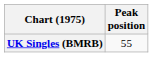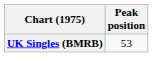(126, 43) 55 -> (126, 43) 53
